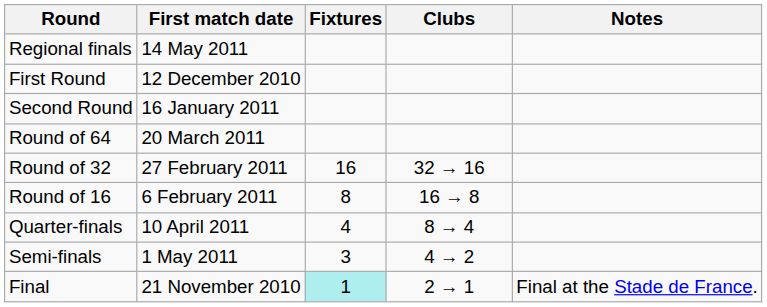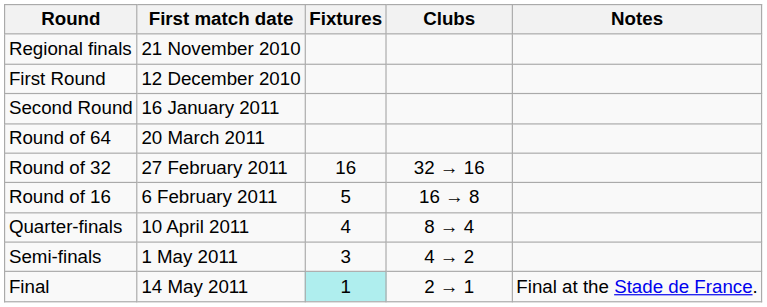(195, 49) 14 May 2011 -> (221, 49) 21 November 2010
(346, 197) 8 -> (346, 197) 5
(221, 286) 21 November 2010 -> (195, 286) 14 May 2011
